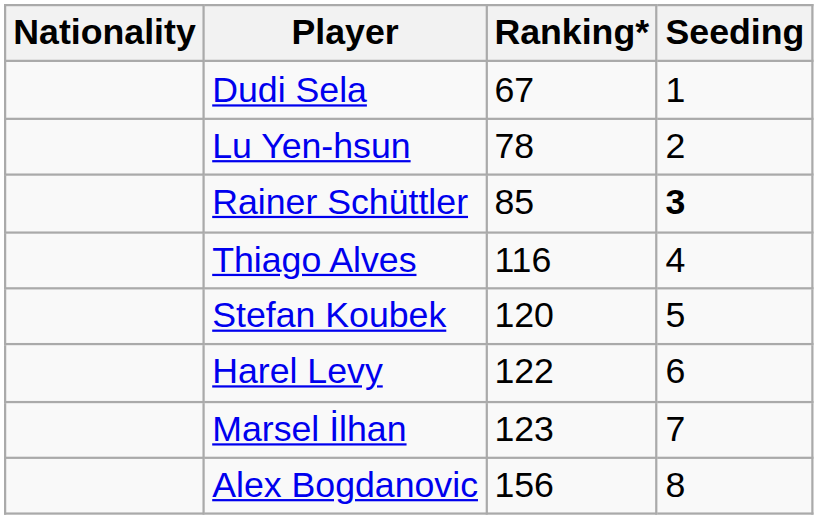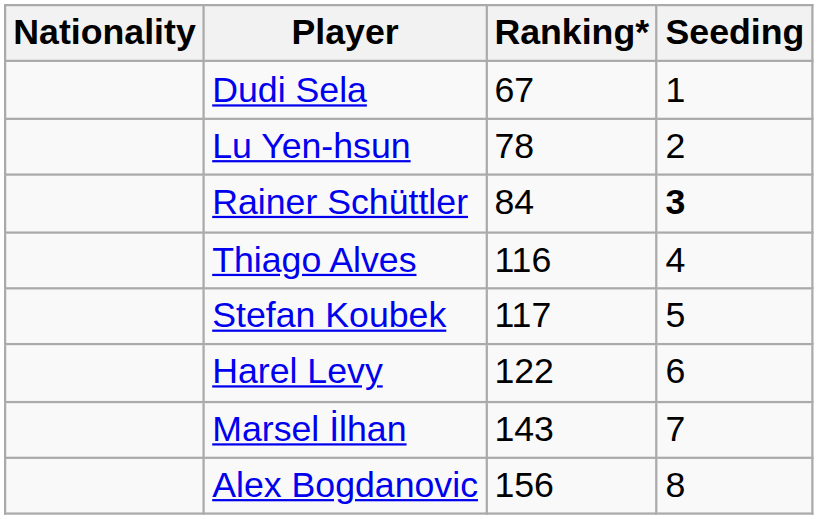(514, 202) 85 -> (514, 202) 84
(524, 315) 120 -> (523, 315) 117
(524, 428) 123 -> (524, 428) 143
